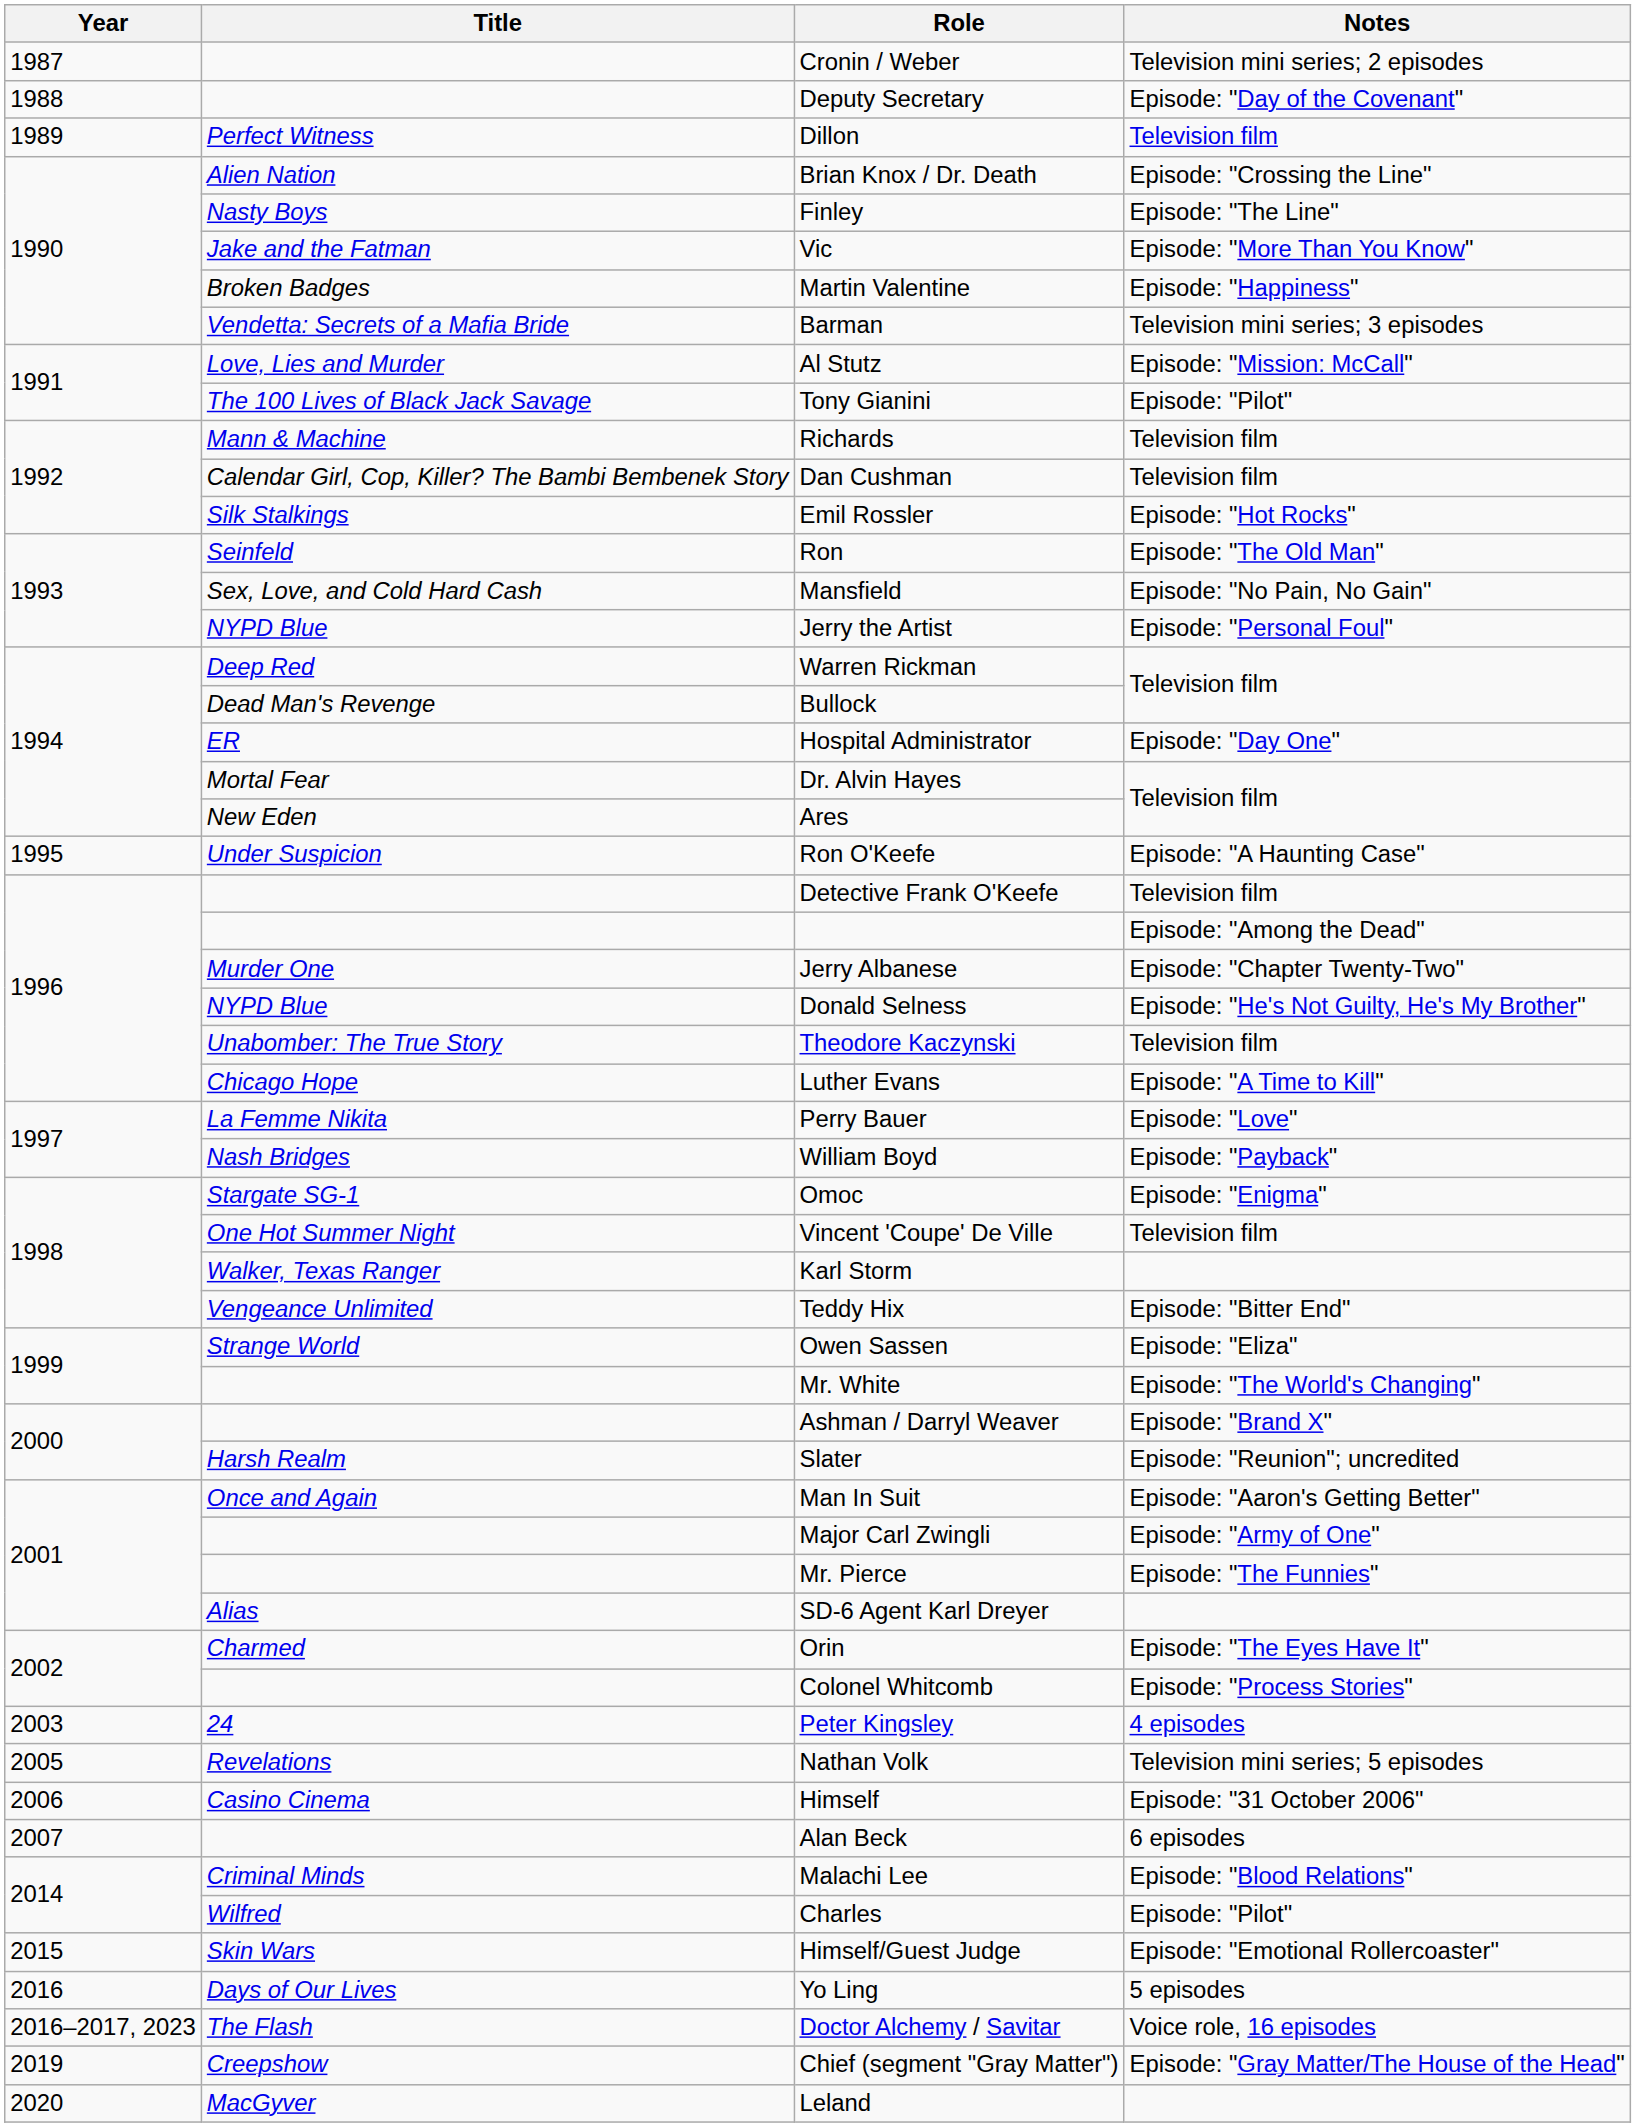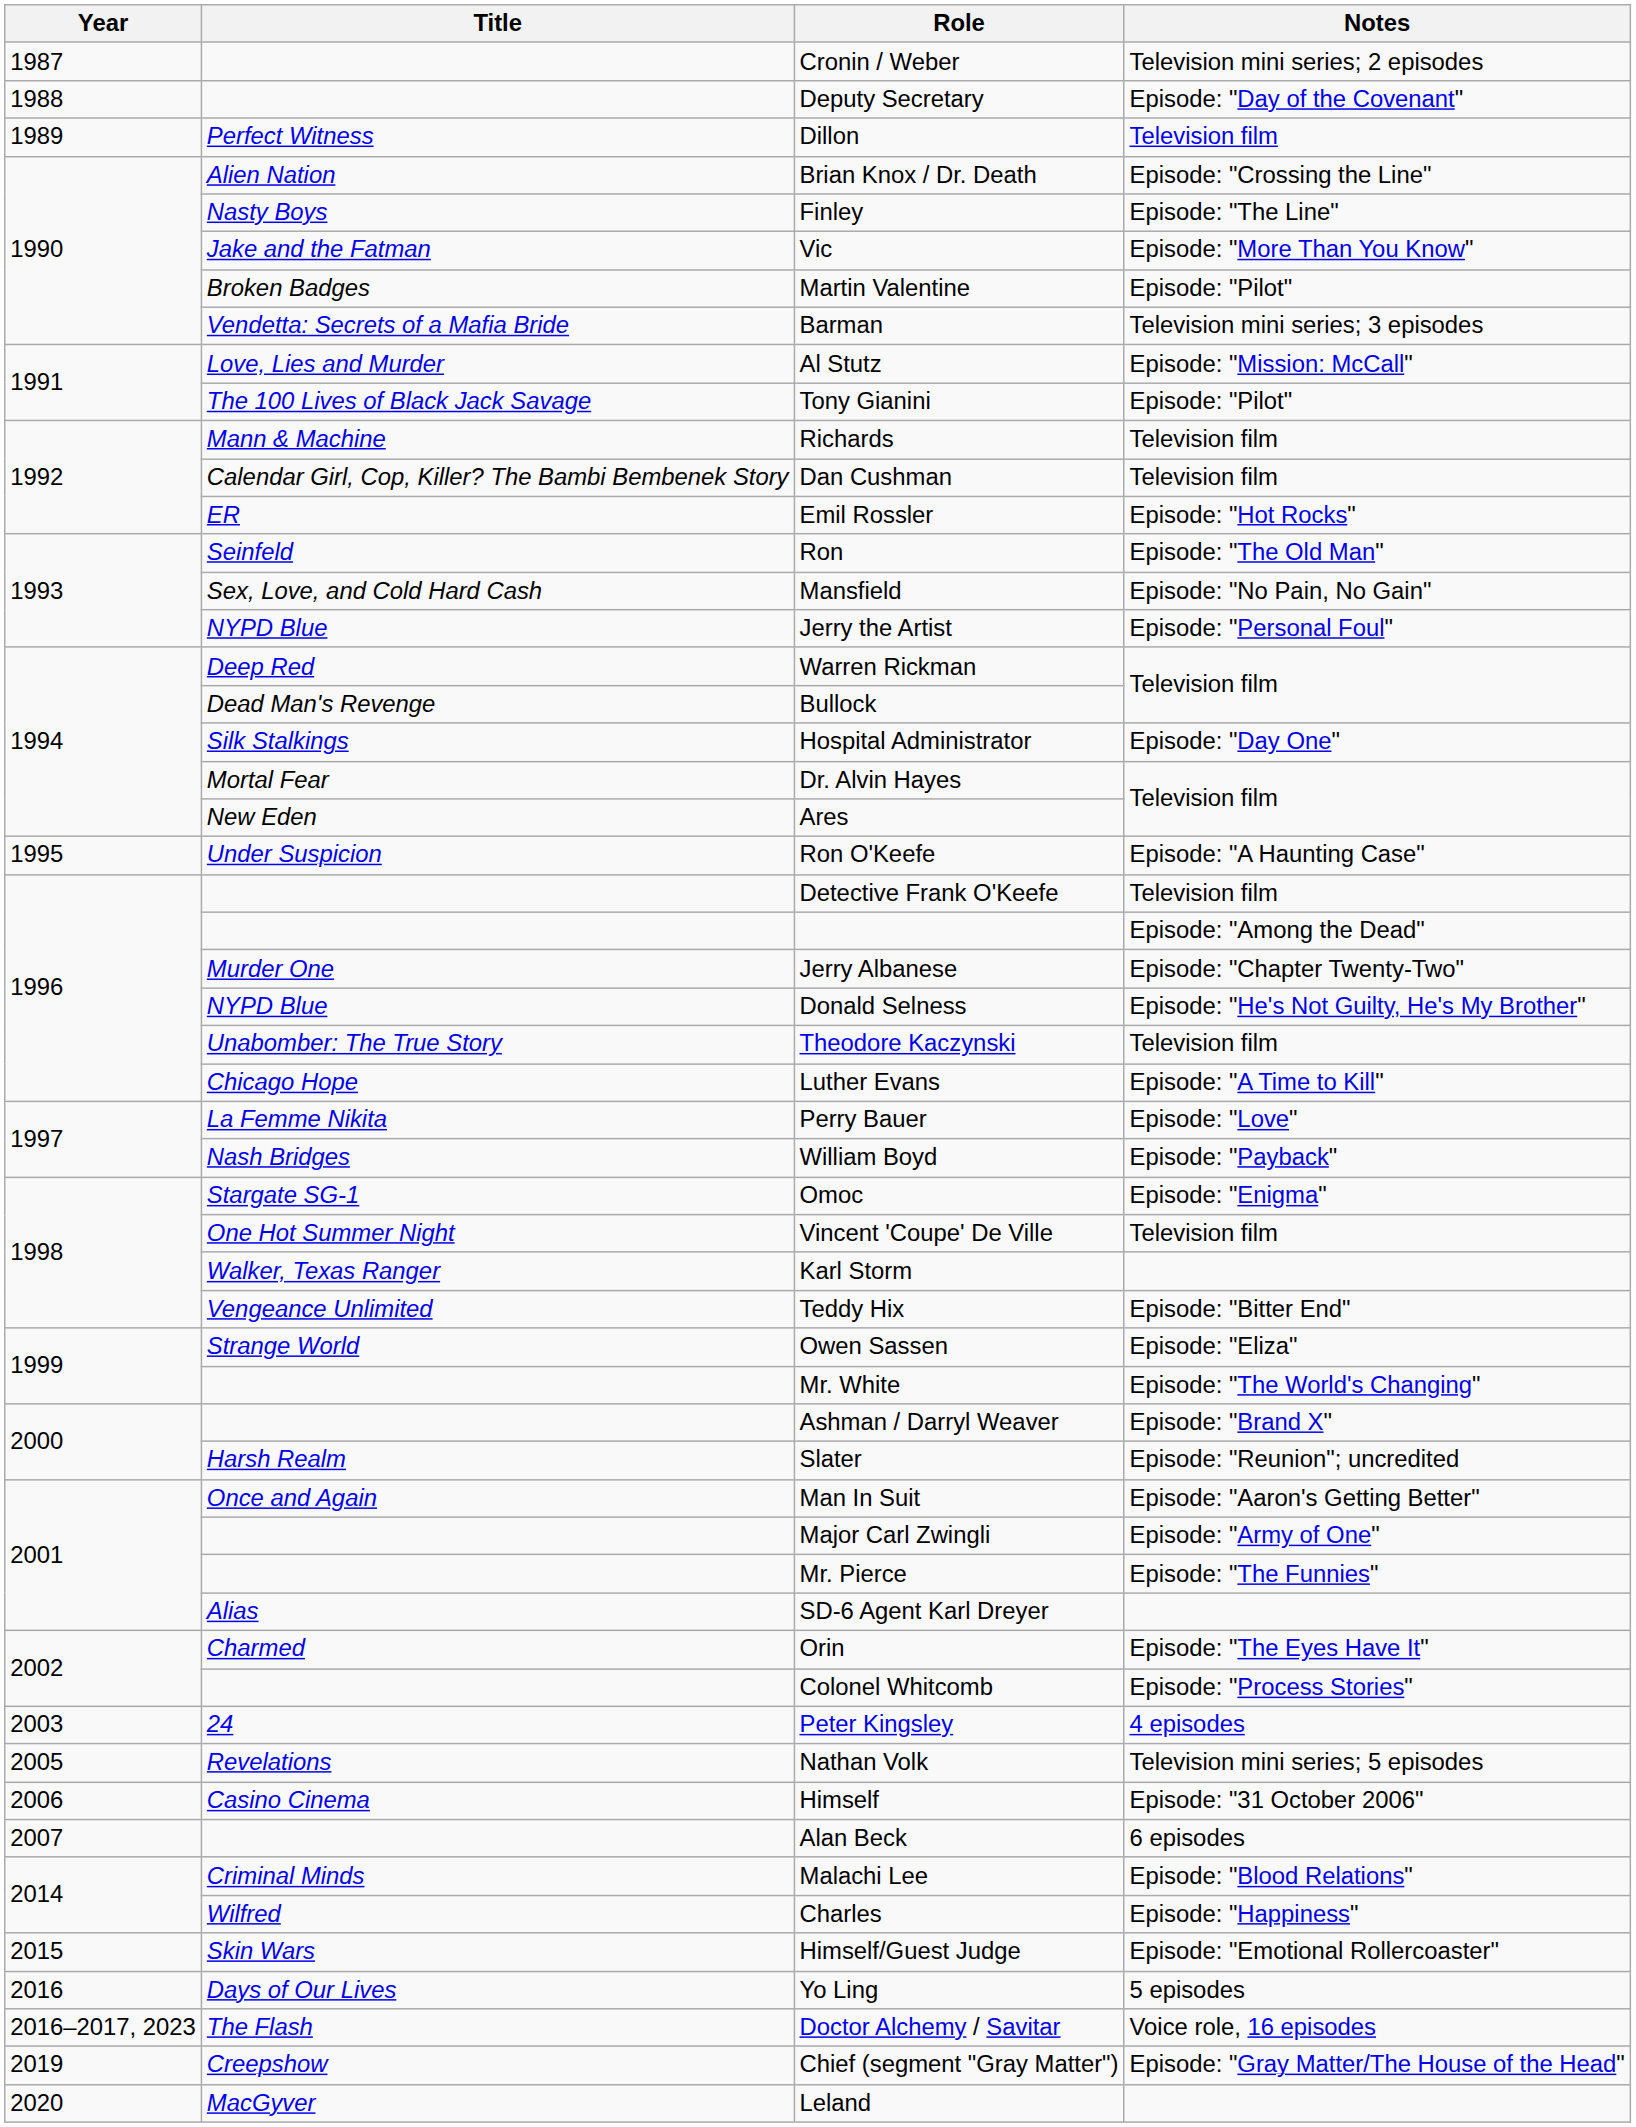(1244, 288) Episode: "Happiness" -> (1211, 288) Episode: "Pilot"
(278, 514) Silk Stalkings -> (223, 514) ER
(223, 741) ER -> (278, 741) Silk Stalkings
(1211, 1913) Episode: "Pilot" -> (1244, 1913) Episode: "Happiness"
